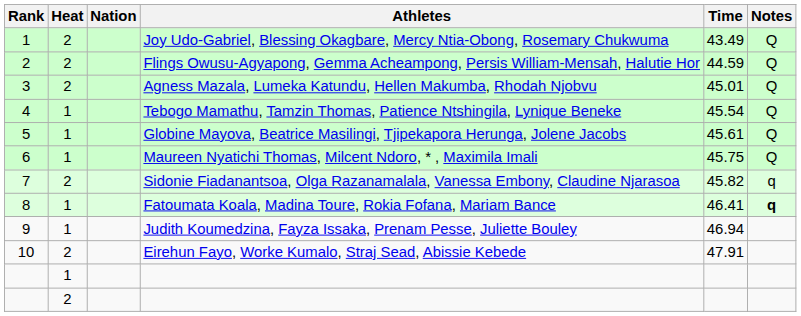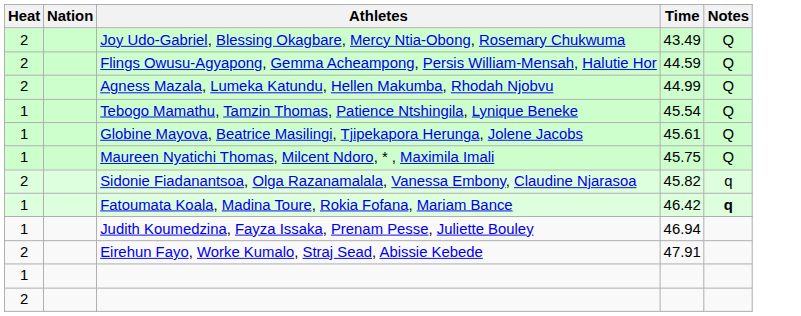- column: (26, 16)
(725, 87) 45.01 -> (682, 87) 44.99
(725, 205) 46.41 -> (682, 205) 46.42
